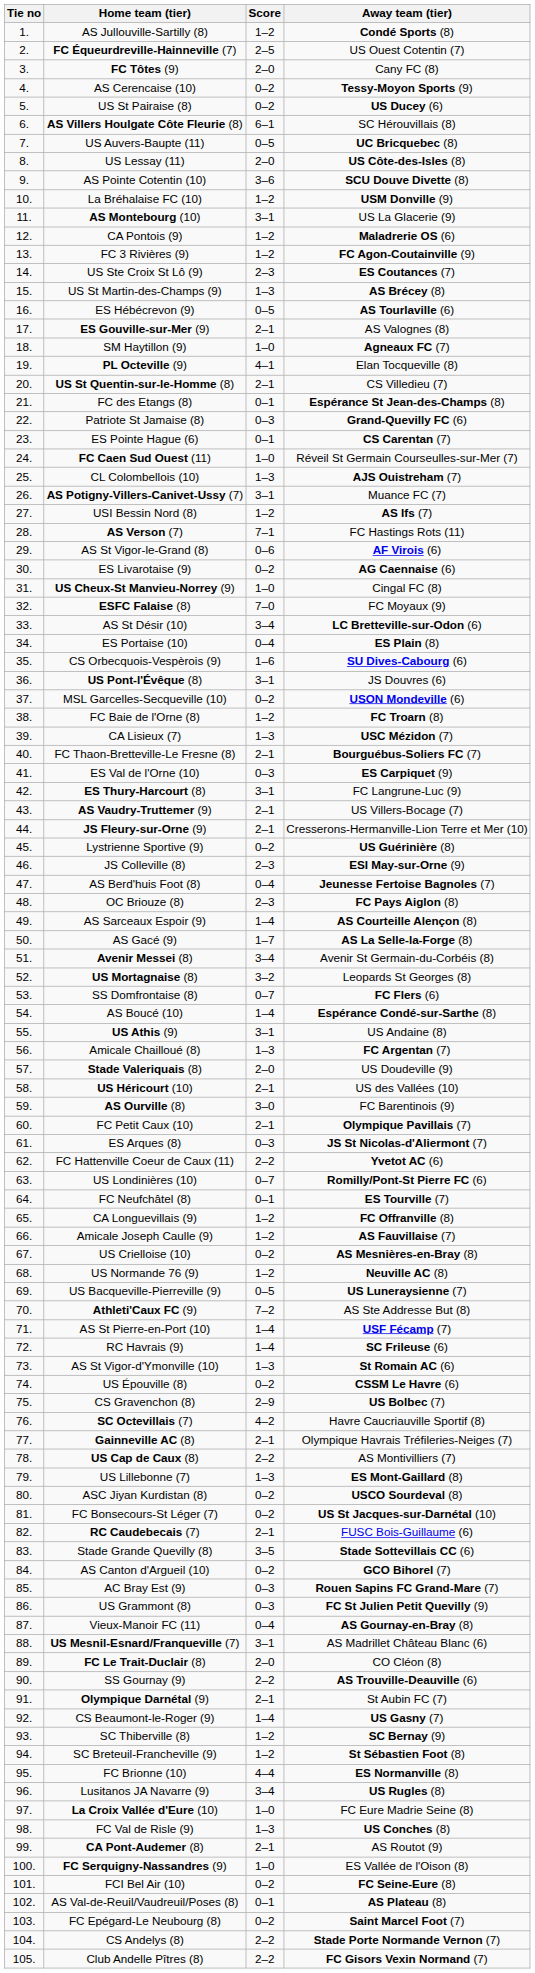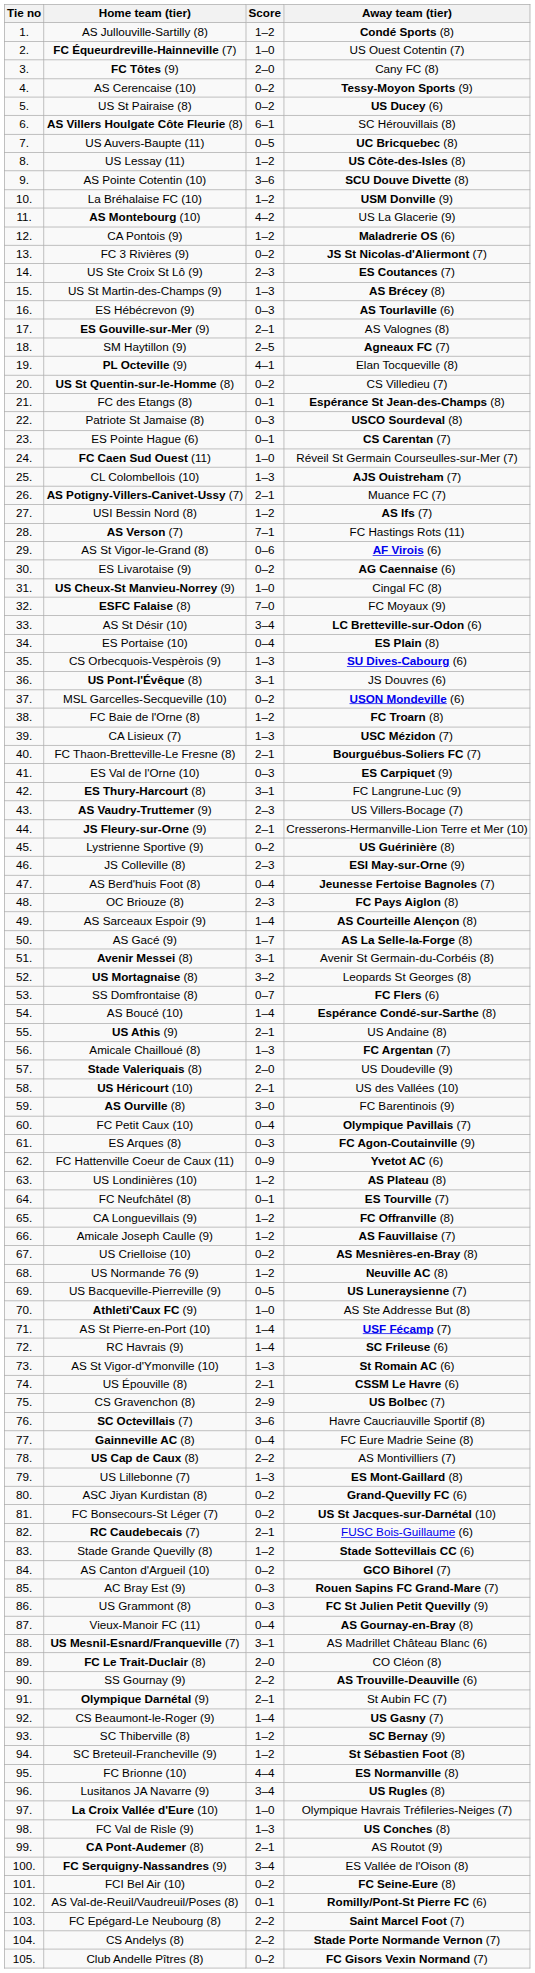(265, 50) 2–5 -> (265, 50) 1–0
(265, 161) 2–0 -> (265, 161) 1–2
(265, 217) 3–1 -> (265, 217) 4–2
(265, 254) 1–2 -> (265, 254) 0–2
(407, 254) FC Agon-Coutainville (9) -> (407, 254) JS St Nicolas-d'Aliermont (7)
(265, 310) 0–5 -> (265, 310) 0–3
(265, 347) 1–0 -> (265, 347) 2–5
(265, 384) 2–1 -> (265, 384) 0–2
(407, 421) Grand-Quevilly FC (6) -> (407, 421) USCO Sourdeval (8)
(265, 495) 3–1 -> (265, 495) 2–1
(265, 662) 1–6 -> (265, 662) 1–3
(265, 810) 2–1 -> (265, 810) 2–3
(265, 958) 3–4 -> (265, 958) 3–1
(265, 1032) 3–1 -> (265, 1032) 2–1
(265, 1125) 2–1 -> (265, 1125) 0–4
(407, 1143) JS St Nicolas-d'Aliermont (7) -> (407, 1143) FC Agon-Coutainville (9)
(265, 1162) 2–2 -> (265, 1162) 0–9
(265, 1180) 0–7 -> (265, 1180) 1–2
(407, 1180) Romilly/Pont-St Pierre FC (6) -> (407, 1180) AS Plateau (8)
(265, 1310) 7–2 -> (265, 1310) 1–0
(265, 1384) 0–2 -> (265, 1384) 2–1
(265, 1421) 4–2 -> (265, 1421) 3–6
(265, 1440) 2–1 -> (265, 1440) 0–4
(407, 1440) Olympique Havrais Tréfileries-Neiges (7) -> (407, 1440) FC Eure Madrie Seine (8)
(407, 1495) USCO Sourdeval (8) -> (407, 1495) Grand-Quevilly FC (6)
(265, 1551) 3–5 -> (265, 1551) 1–2
(407, 1810) FC Eure Madrie Seine (8) -> (407, 1810) Olympique Havrais Tréfileries-Neiges (7)
(265, 1866) 1–0 -> (265, 1866) 3–4
(407, 1903) AS Plateau (8) -> (407, 1903) Romilly/Pont-St Pierre FC (6)
(265, 1921) 0–2 -> (265, 1921) 2–2
(265, 1958) 2–2 -> (265, 1958) 0–2
